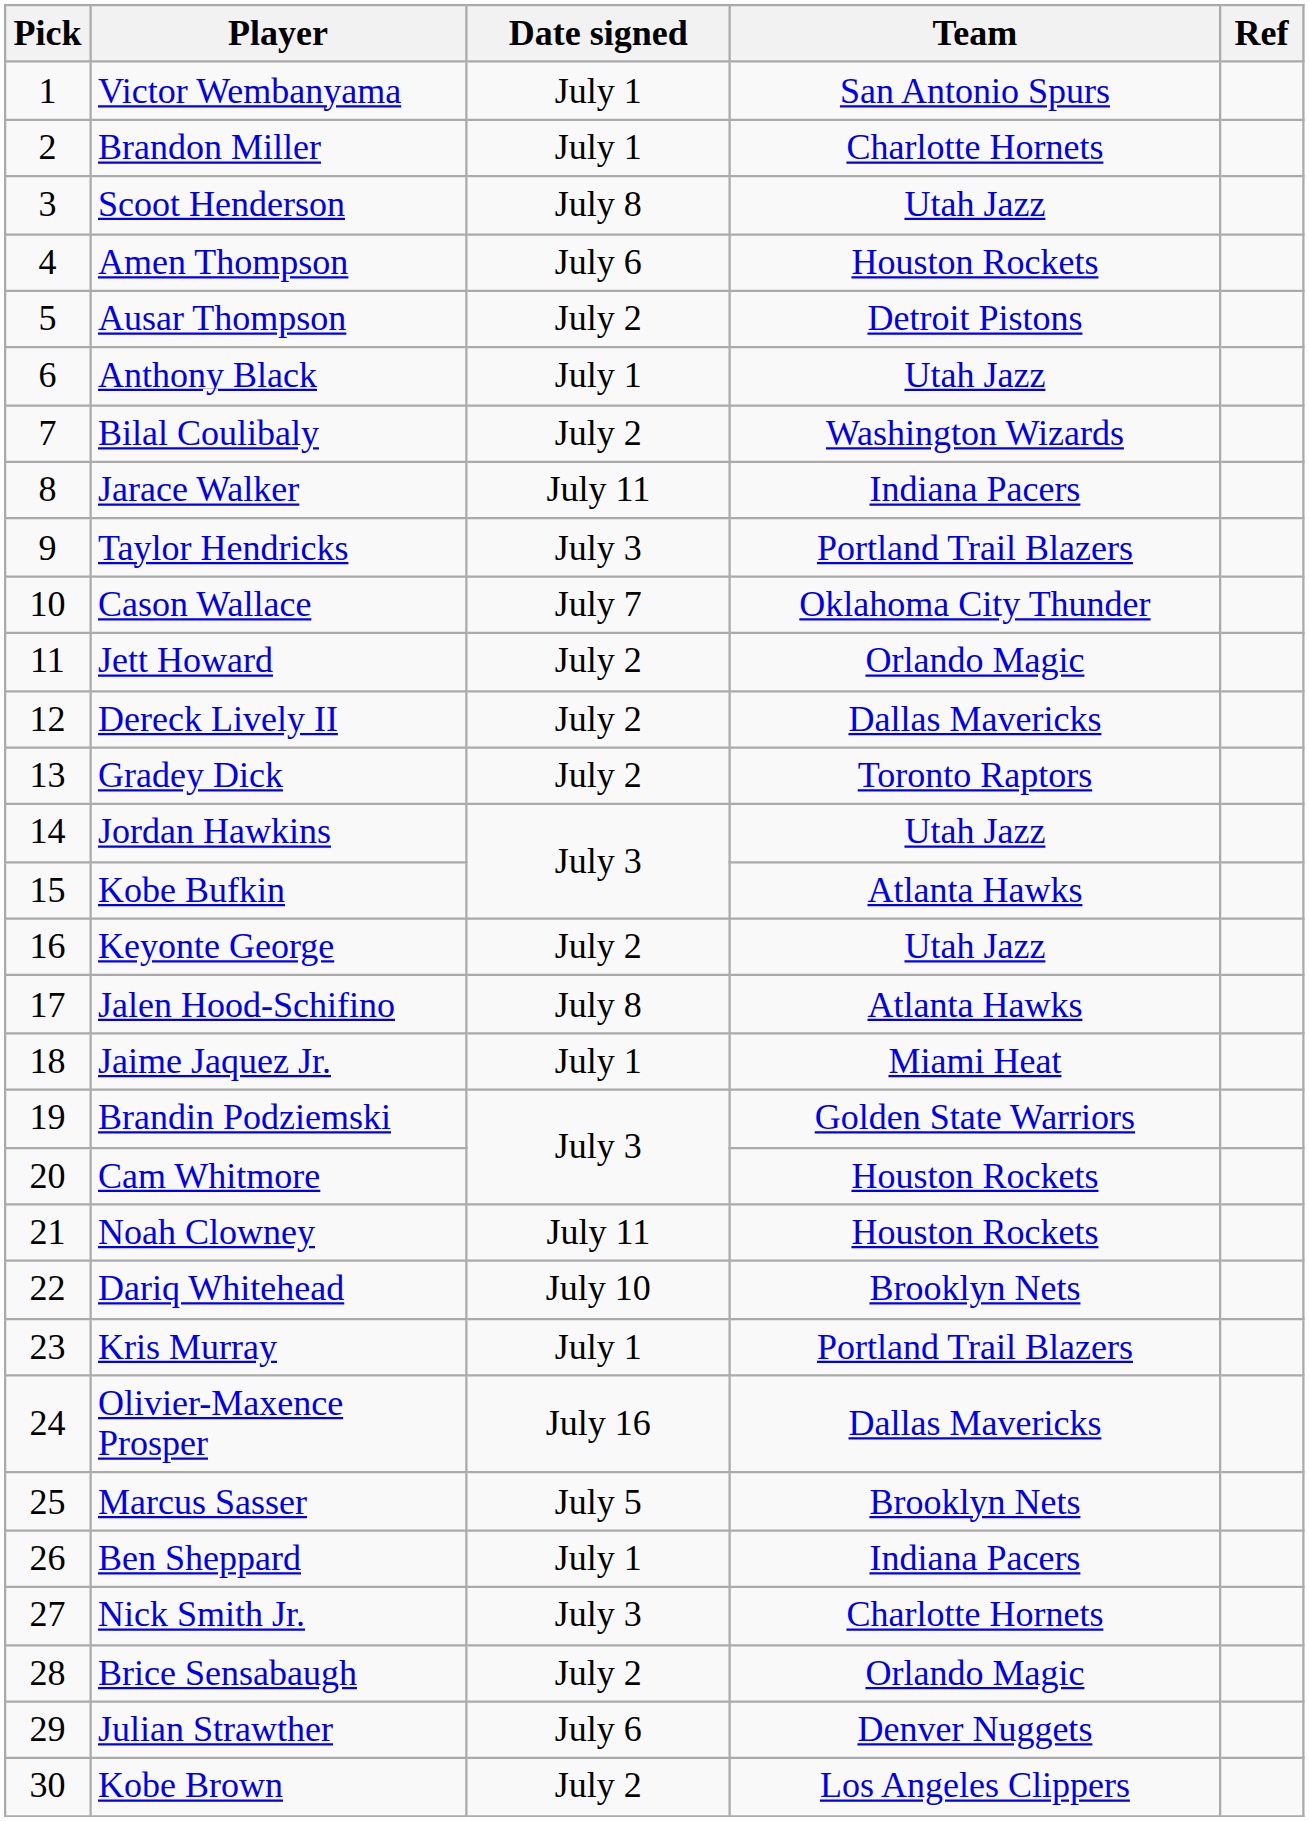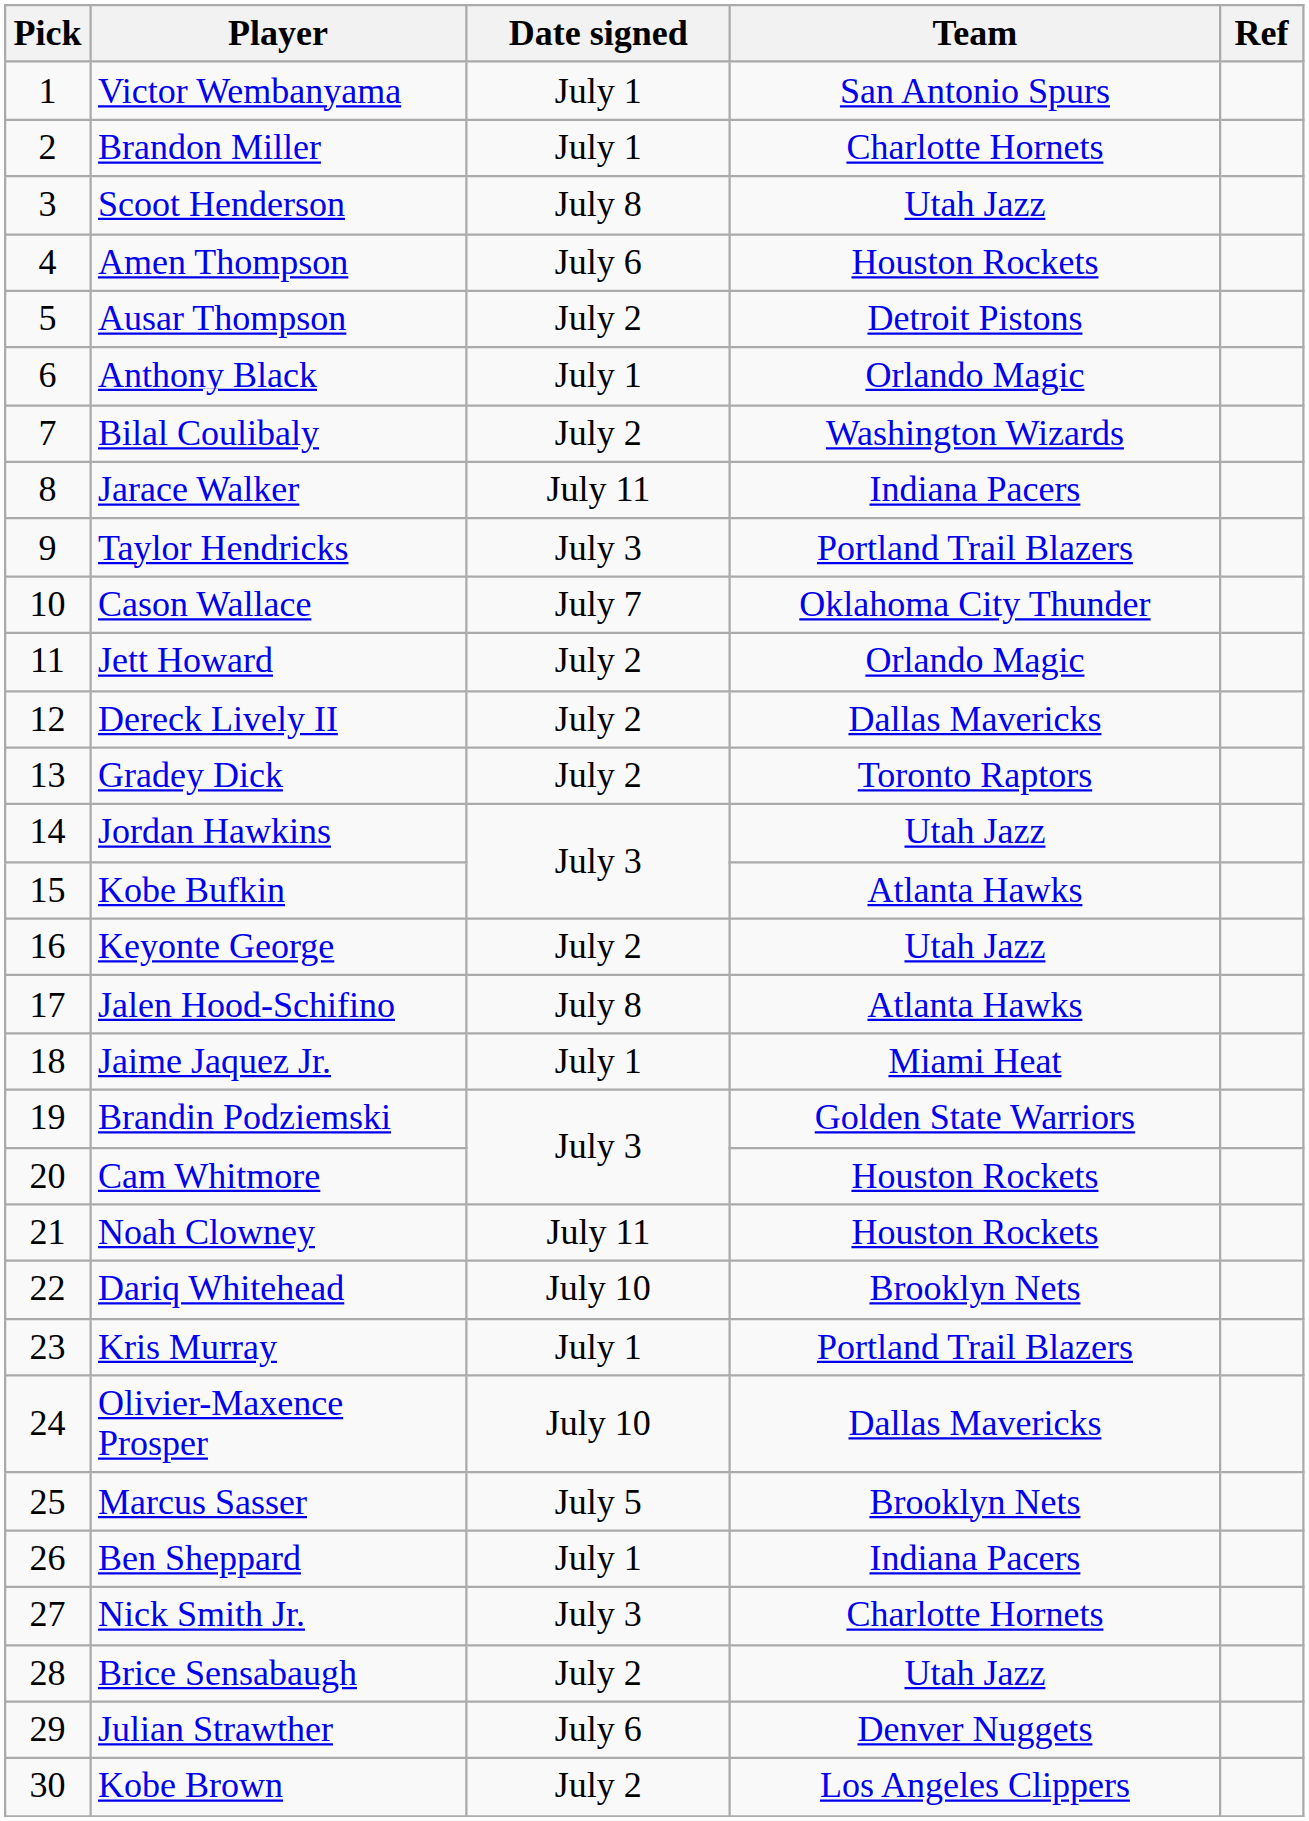(975, 375) Utah Jazz -> (975, 375) Orlando Magic
(598, 1423) July 16 -> (598, 1423) July 10
(975, 1672) Orlando Magic -> (975, 1672) Utah Jazz
